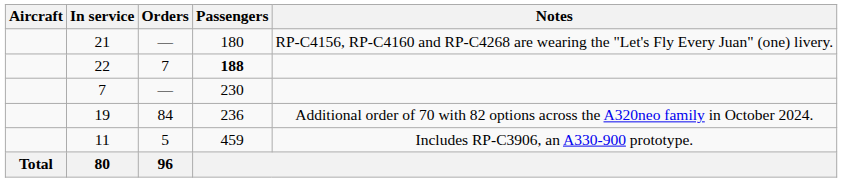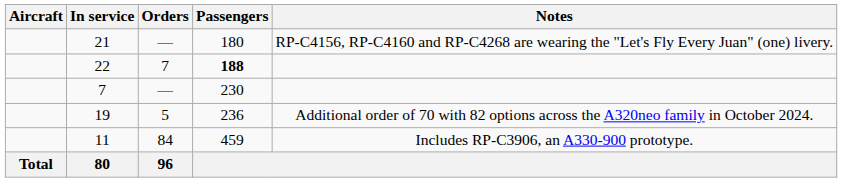(165, 115) 84 -> (165, 115) 5
(165, 139) 5 -> (165, 139) 84
